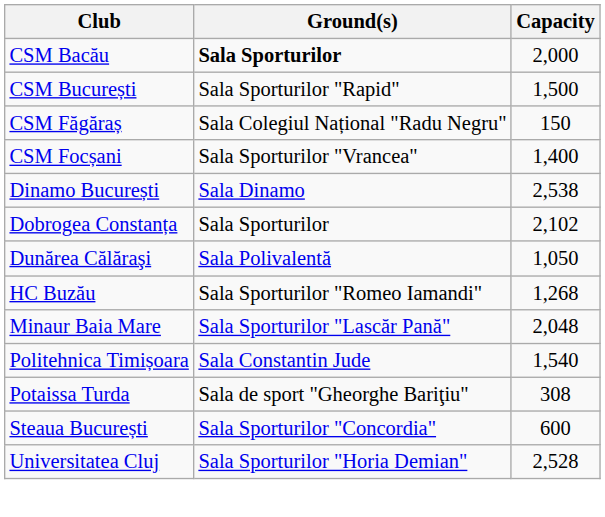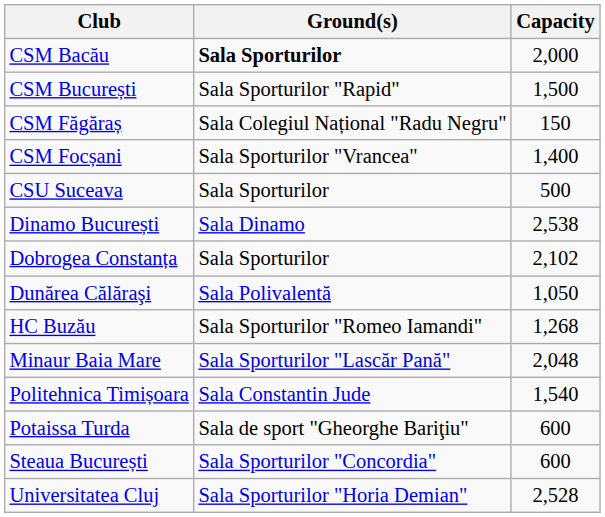+ row: (66, 190)
(555, 393) 308 -> (555, 427) 600
